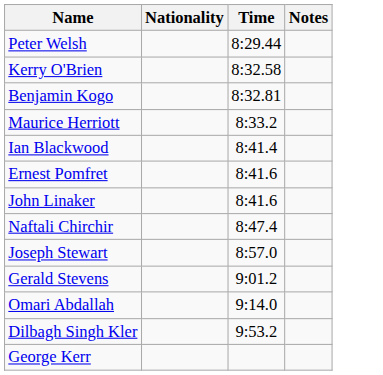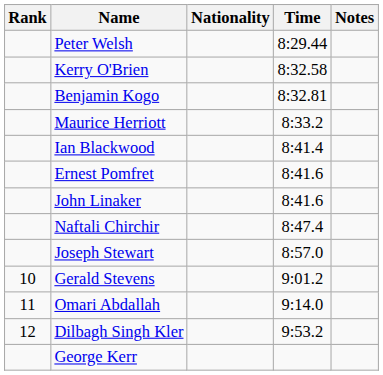+ column: (28, 17)
